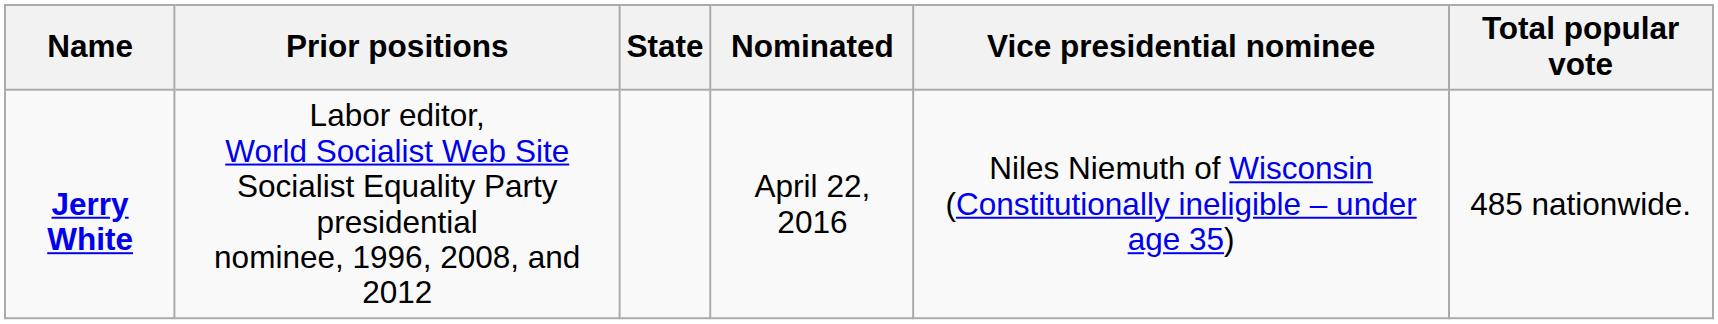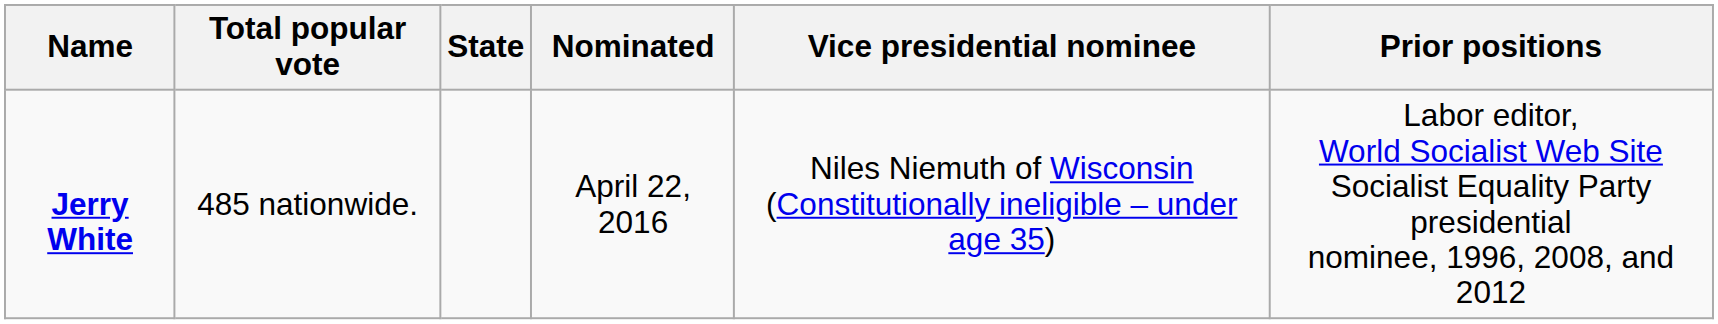columns swapped: (397, 47) <-> (1581, 47)
